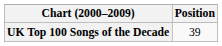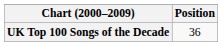(195, 32) 39 -> (195, 32) 36
